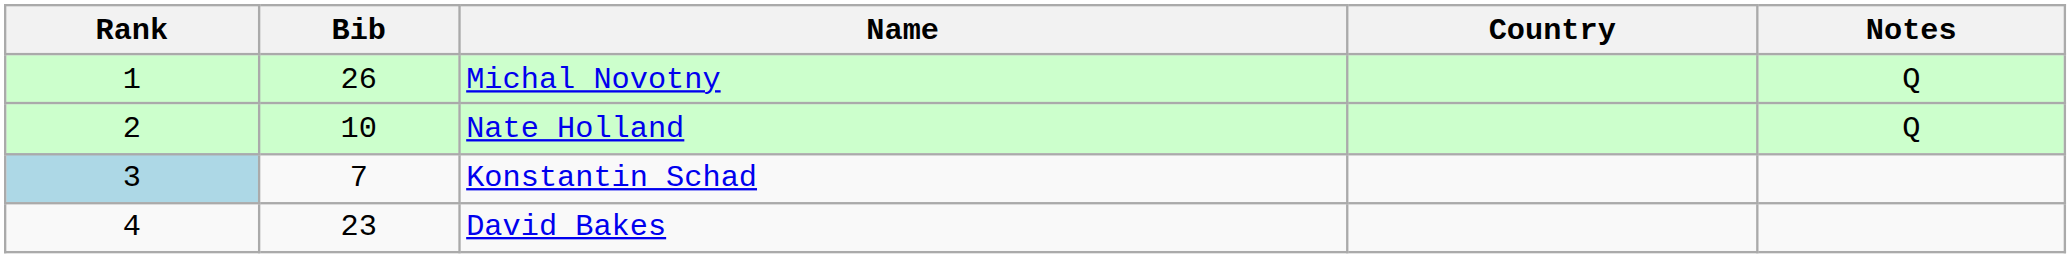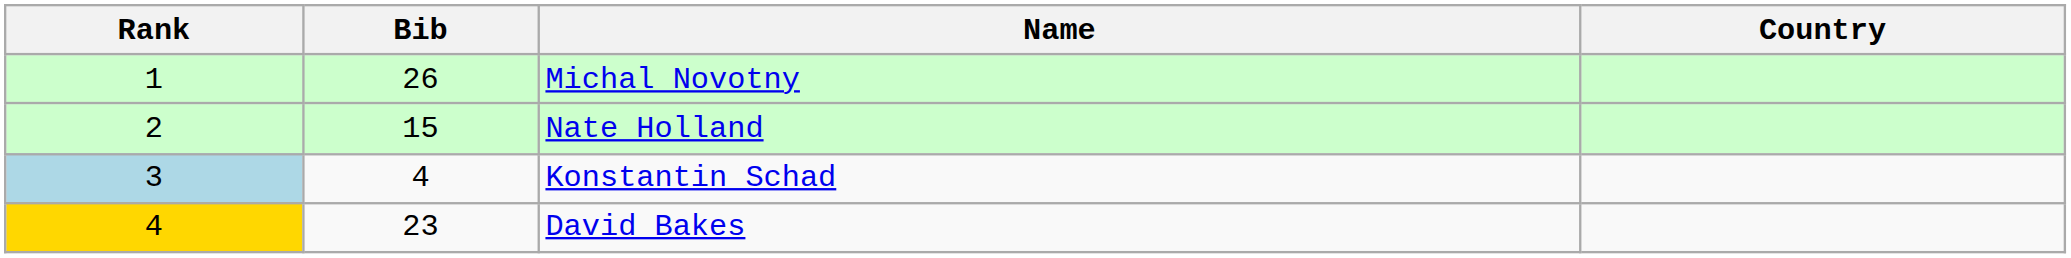- column: (1911, 30)
(359, 129) 10 -> (421, 129) 15
(359, 178) 7 -> (420, 178) 4
(132, 227) no background -> (154, 227) gold background
